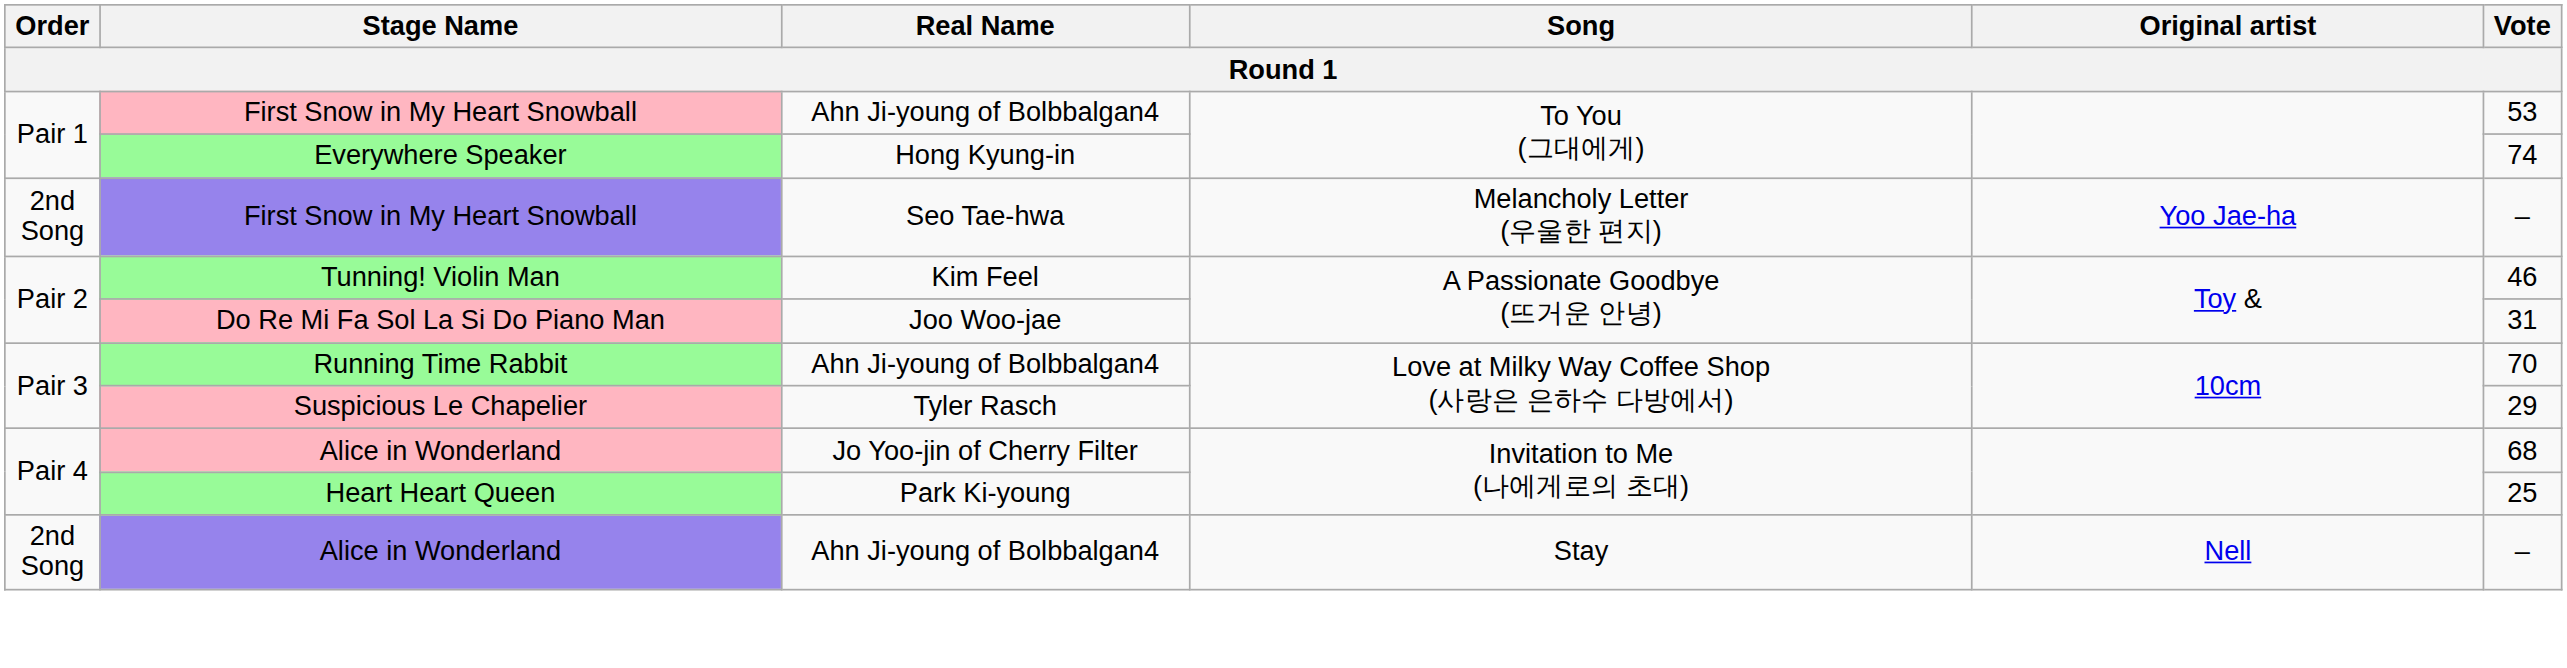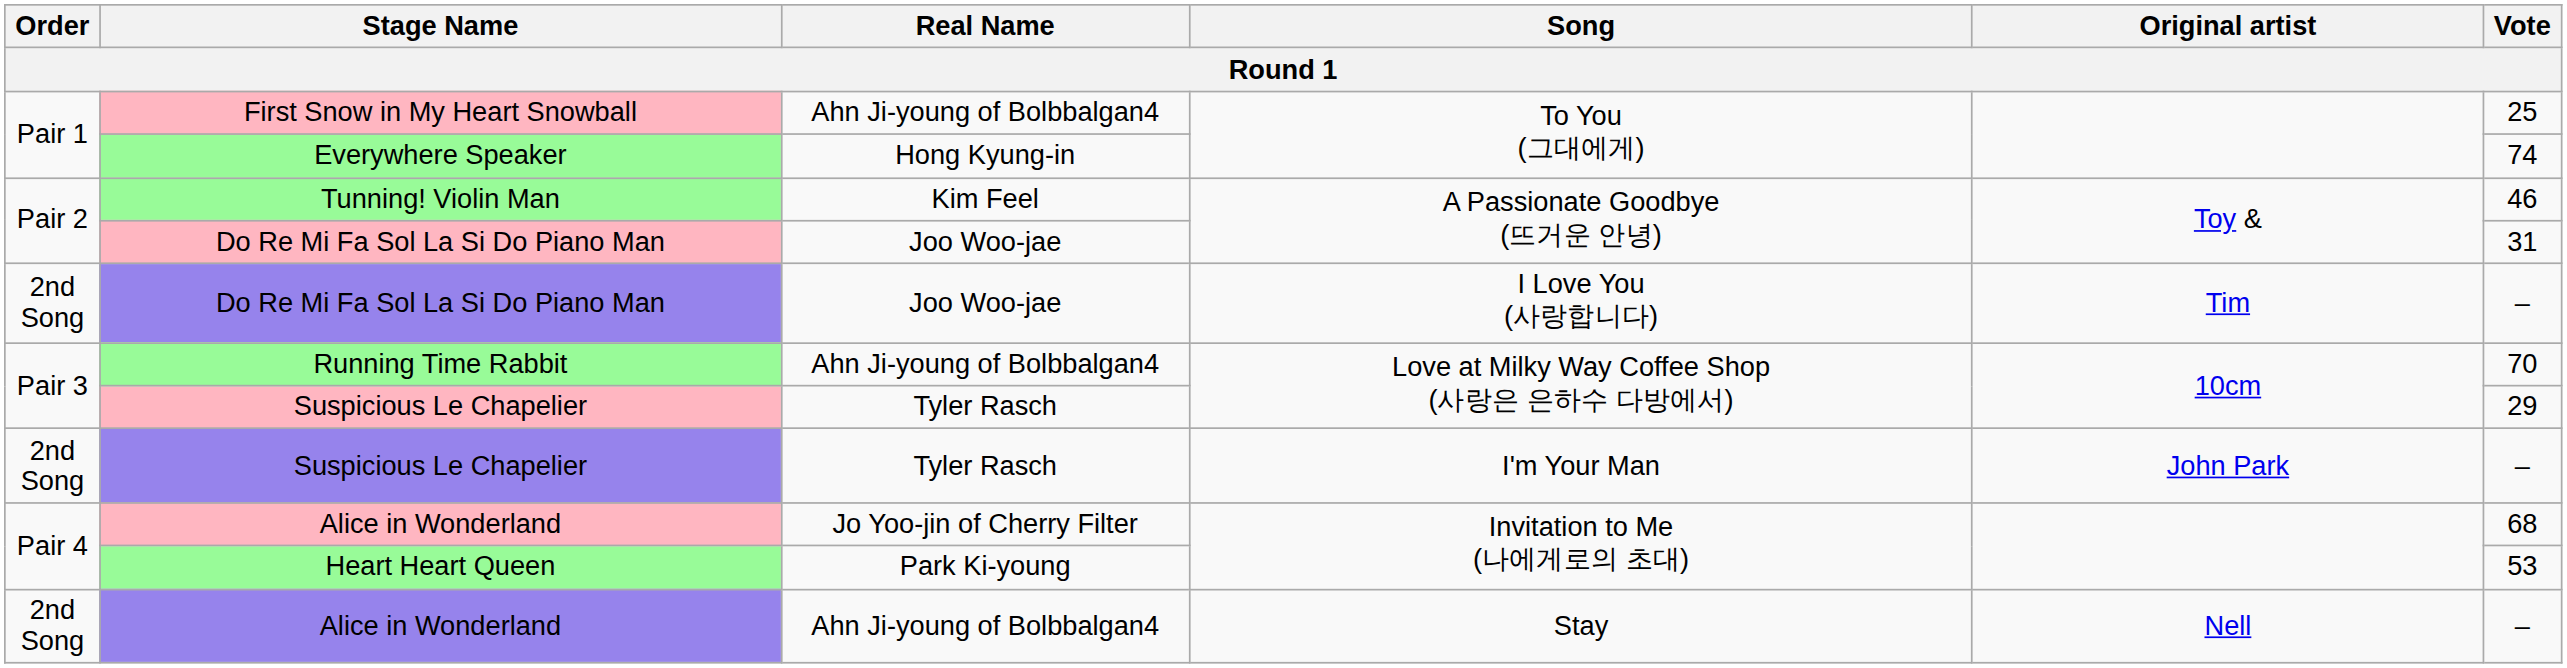(2522, 112) 53 -> (2522, 112) 25
- row: (440, 216)
+ row: (440, 302)
+ row: (440, 465)
(2522, 493) 25 -> (2522, 566) 53
